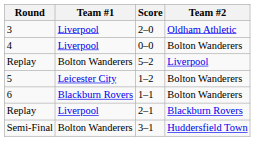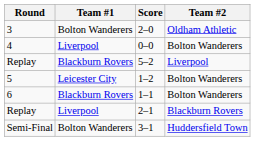(78, 29) Liverpool -> (95, 29) Bolton Wanderers
(95, 62) Bolton Wanderers -> (95, 62) Blackburn Rovers
